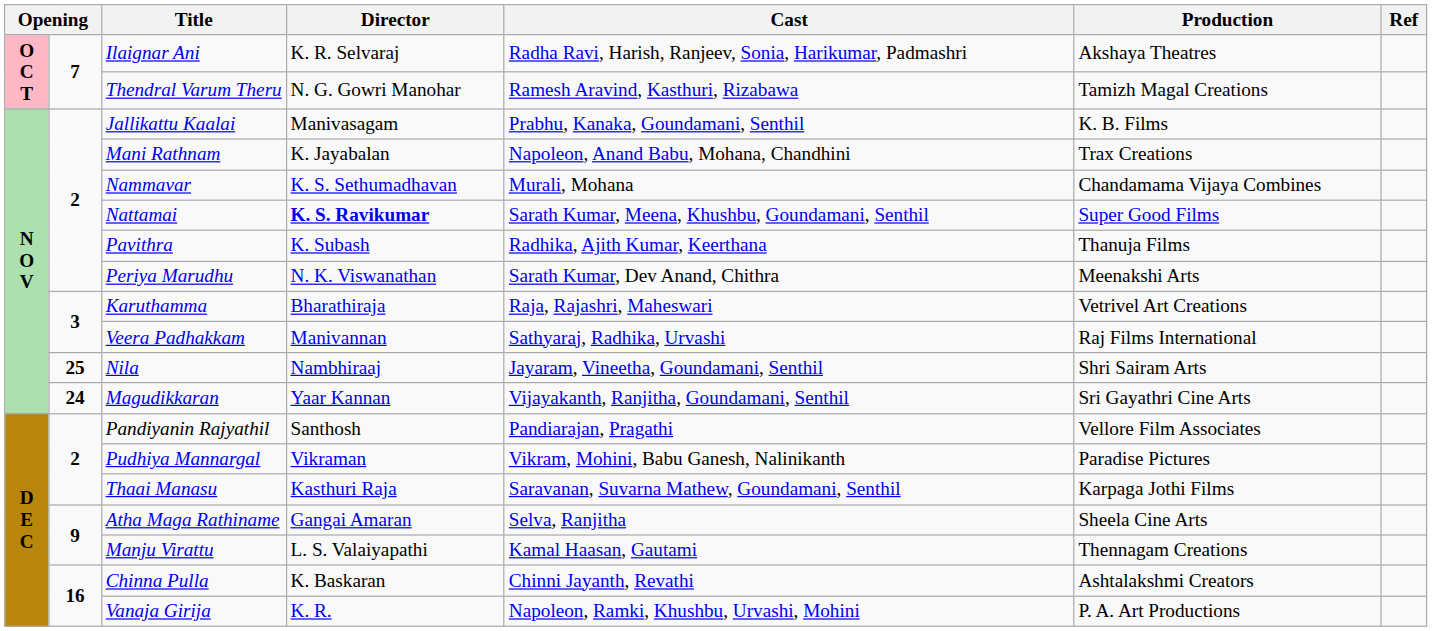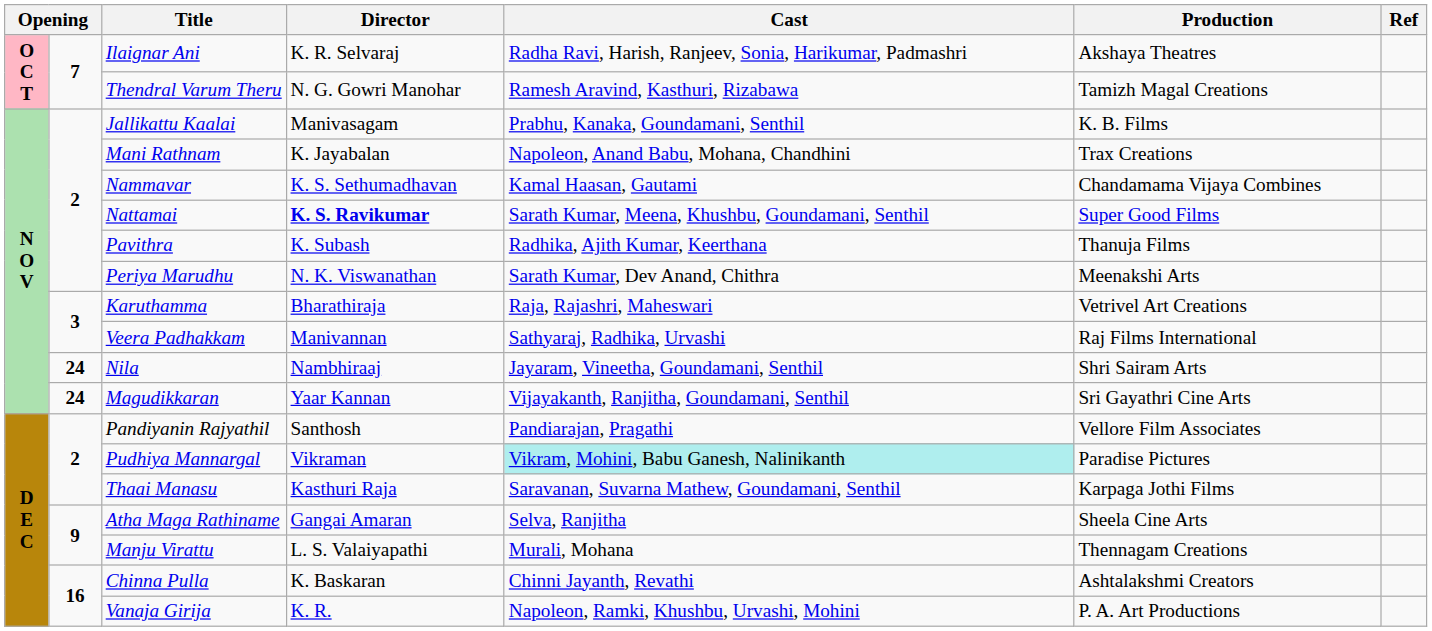(571, 184) Murali, Mohana -> (603, 184) Kamal Haasan, Gautami
(75, 367) 25 -> (75, 367) 24
(677, 458) no background -> (677, 458) paleturquoise background
(603, 550) Kamal Haasan, Gautami -> (571, 550) Murali, Mohana
